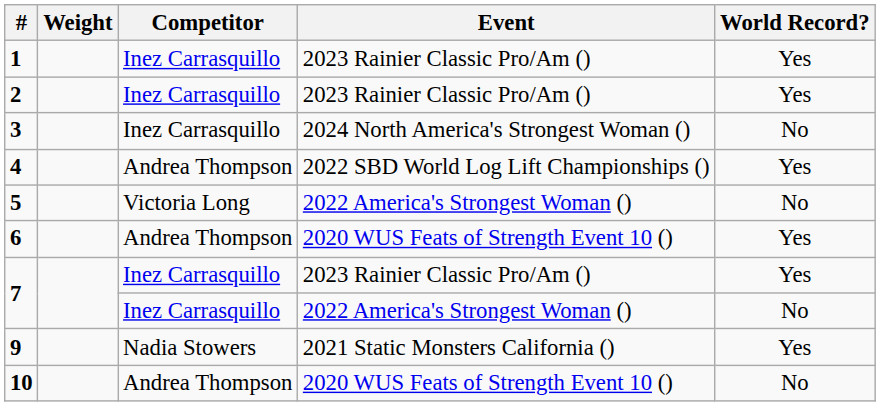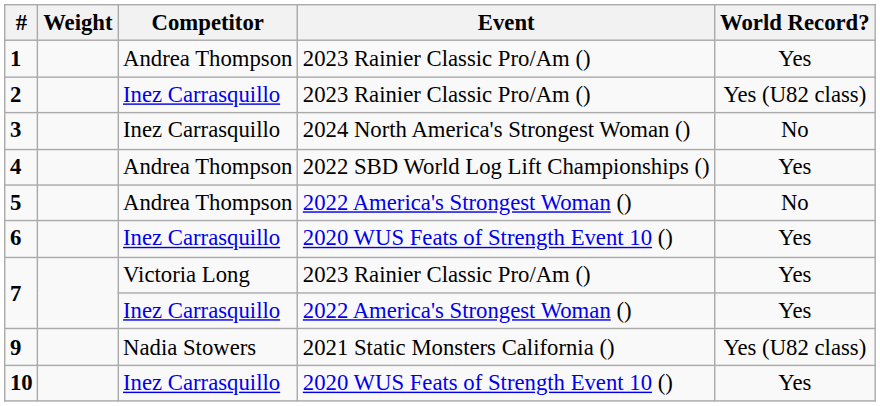(202, 58) Inez Carrasquillo -> (208, 58) Andrea Thompson
(795, 94) Yes -> (795, 94) Yes (U82 class)
(186, 202) Victoria Long -> (208, 202) Andrea Thompson
(208, 238) Andrea Thompson -> (202, 238) Inez Carrasquillo
(202, 274) Inez Carrasquillo -> (186, 274) Victoria Long
(795, 310) No -> (795, 310) Yes
(795, 346) Yes -> (795, 346) Yes (U82 class)
(208, 382) Andrea Thompson -> (202, 382) Inez Carrasquillo
(795, 382) No -> (795, 382) Yes
